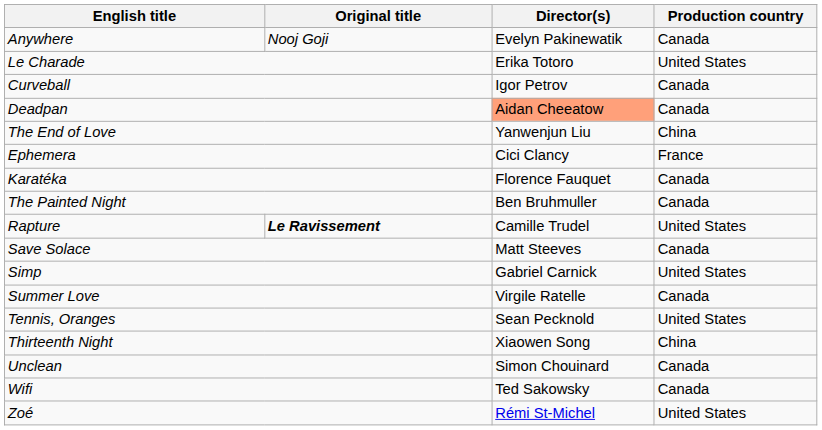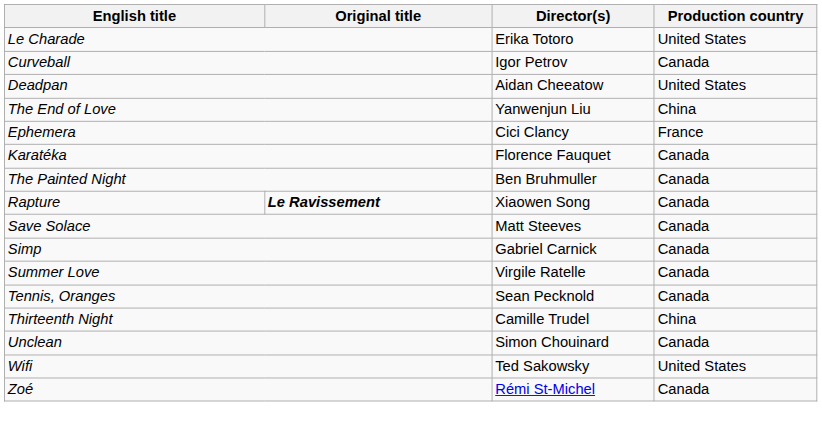- row: (41, 39)
(549, 109) lightsalmon background -> (549, 86) no background
(683, 109) Canada -> (702, 86) United States
(542, 226) Camille Trudel -> (543, 202) Xiaowen Song
(702, 226) United States -> (683, 202) Canada
(702, 272) United States -> (683, 249) Canada
(702, 319) United States -> (683, 296) Canada
(543, 343) Xiaowen Song -> (542, 319) Camille Trudel
(683, 389) Canada -> (702, 366) United States
(702, 413) United States -> (683, 389) Canada
